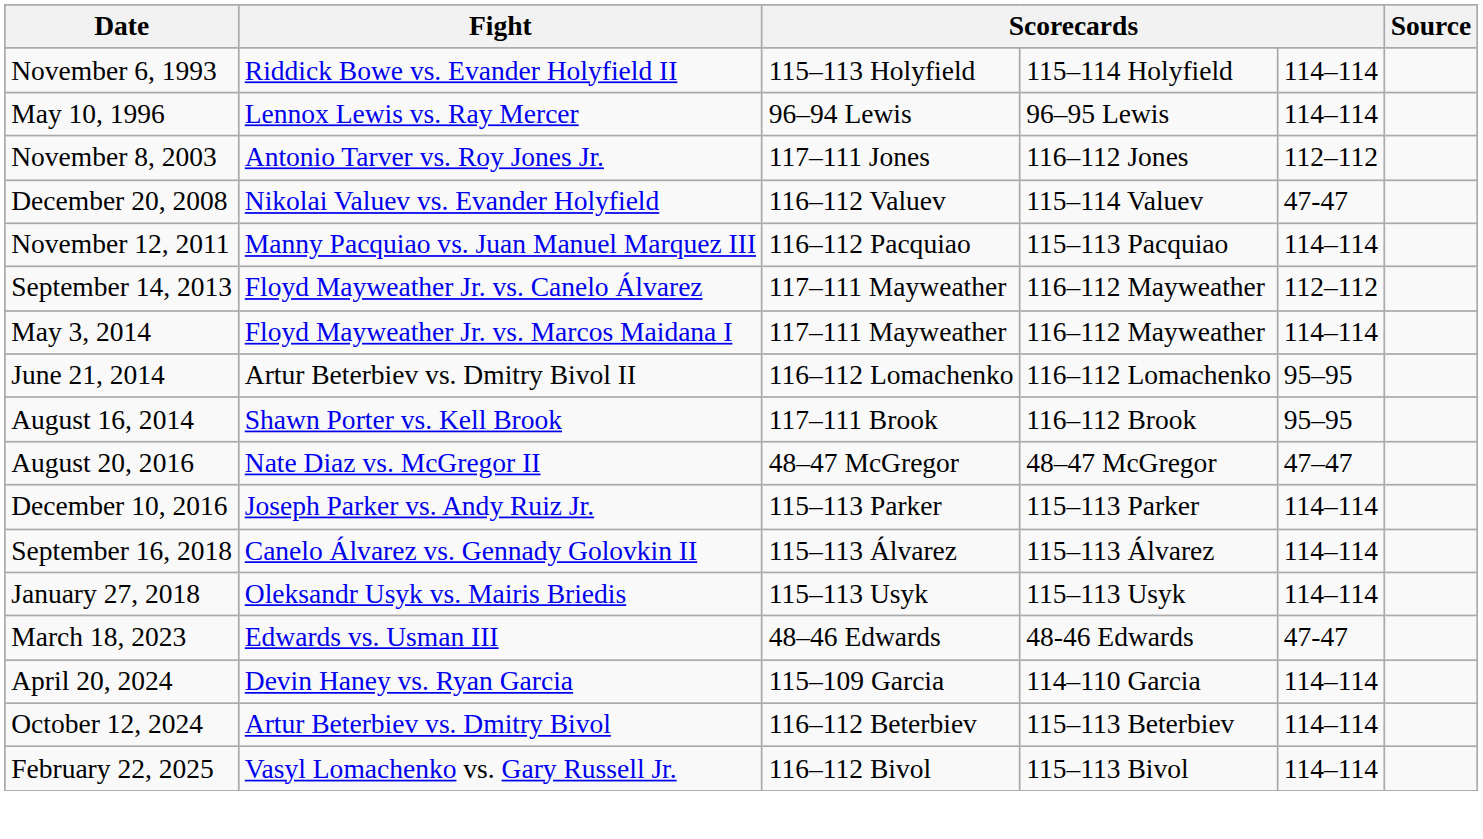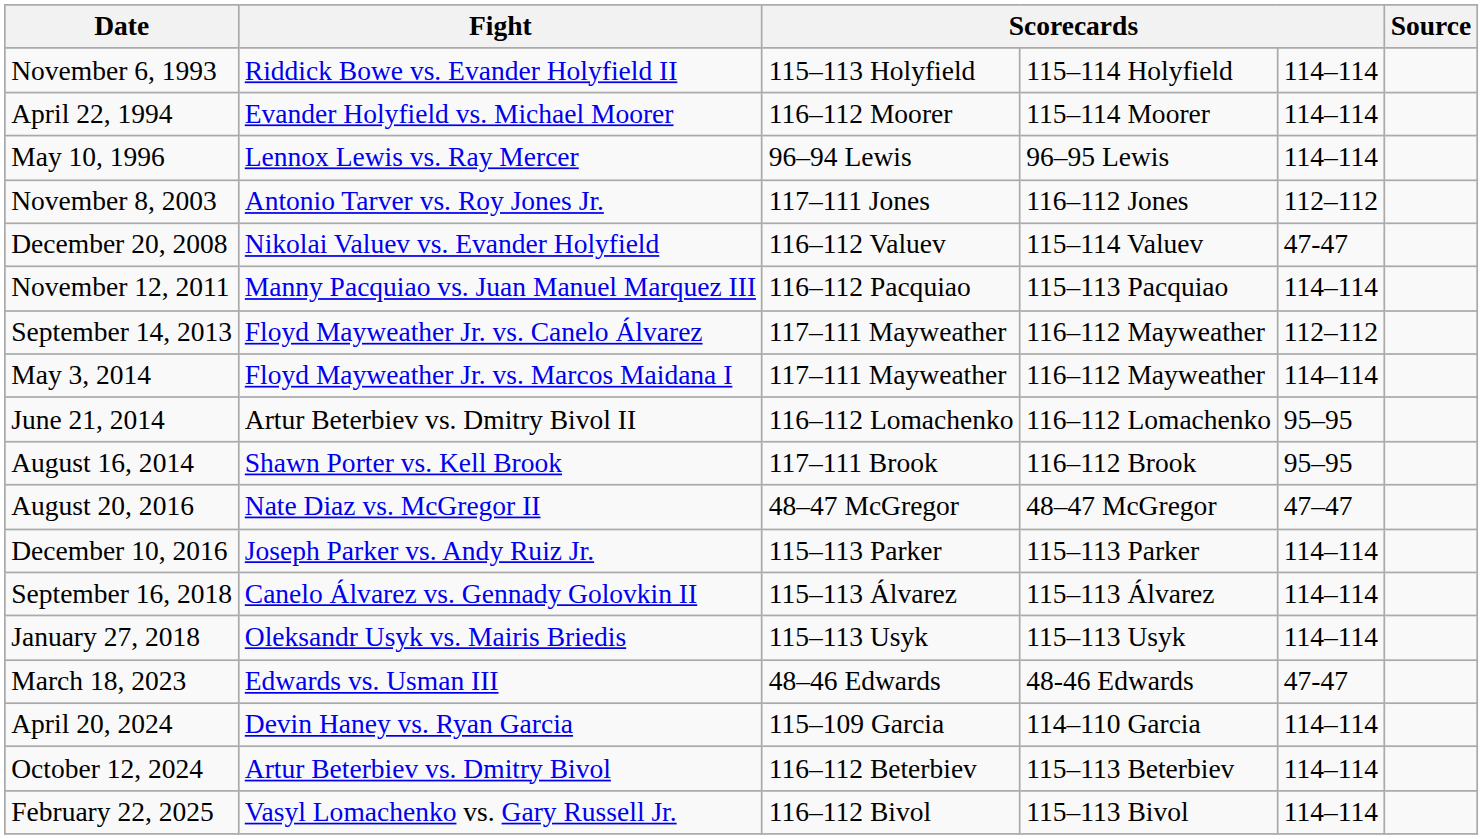+ row: (92, 113)
